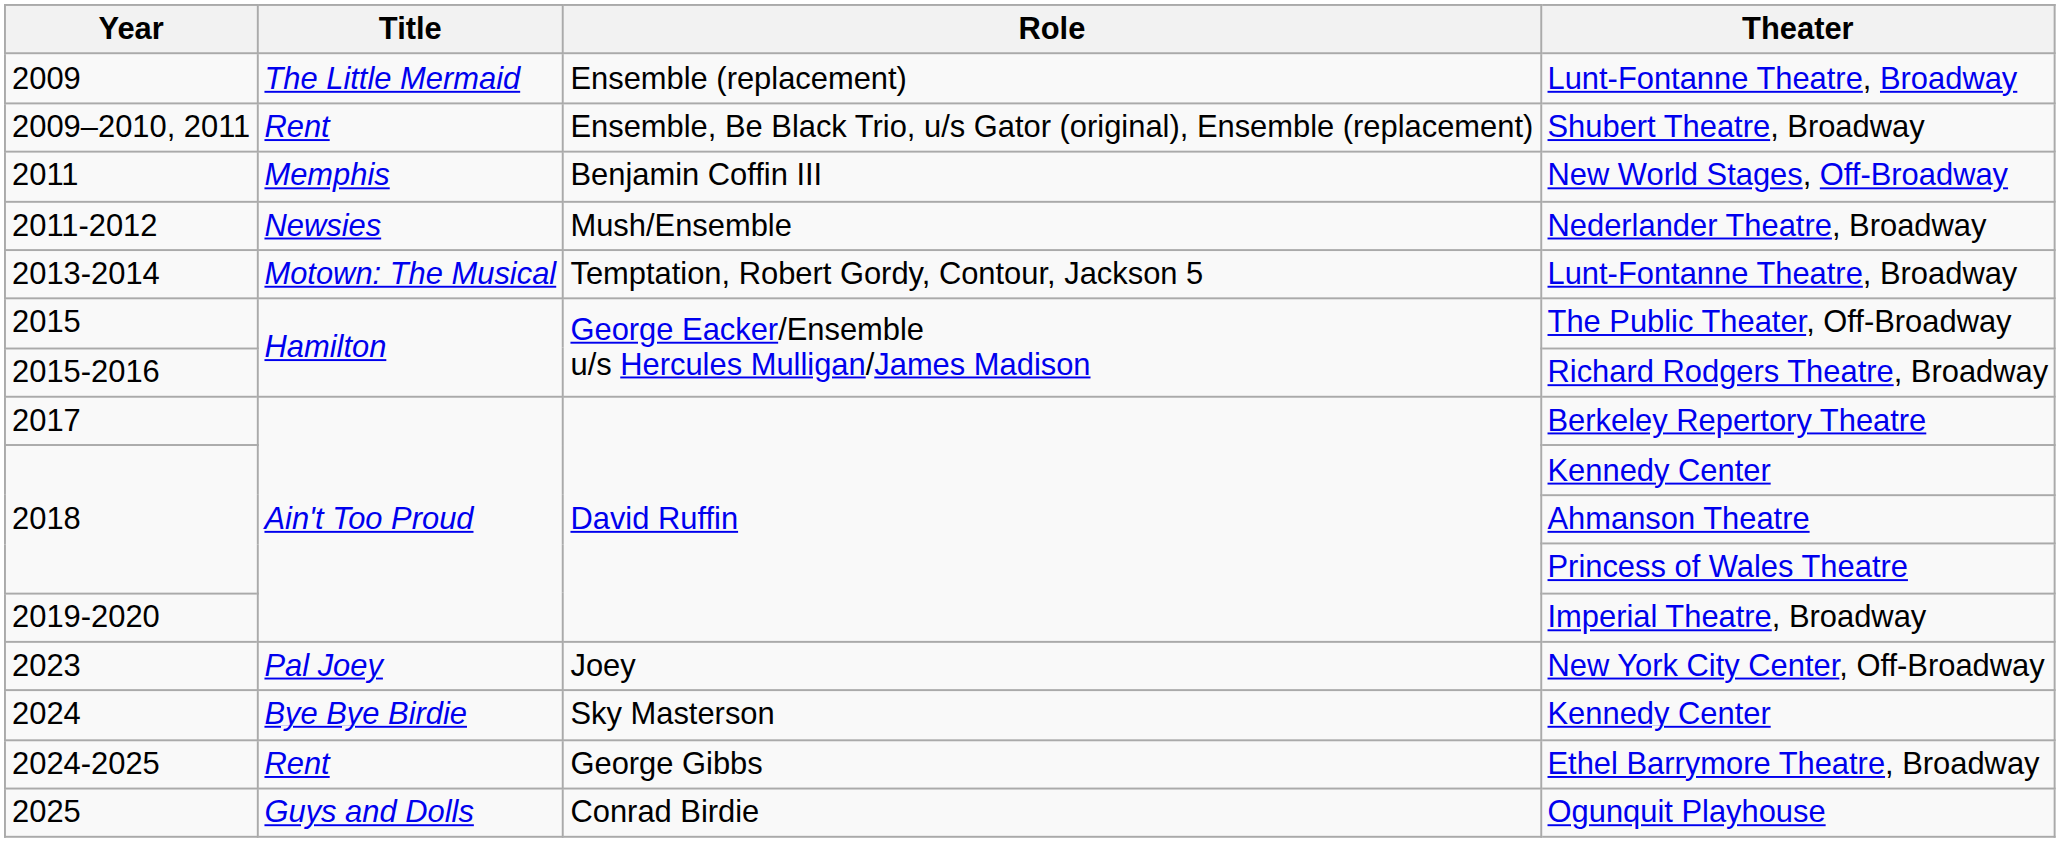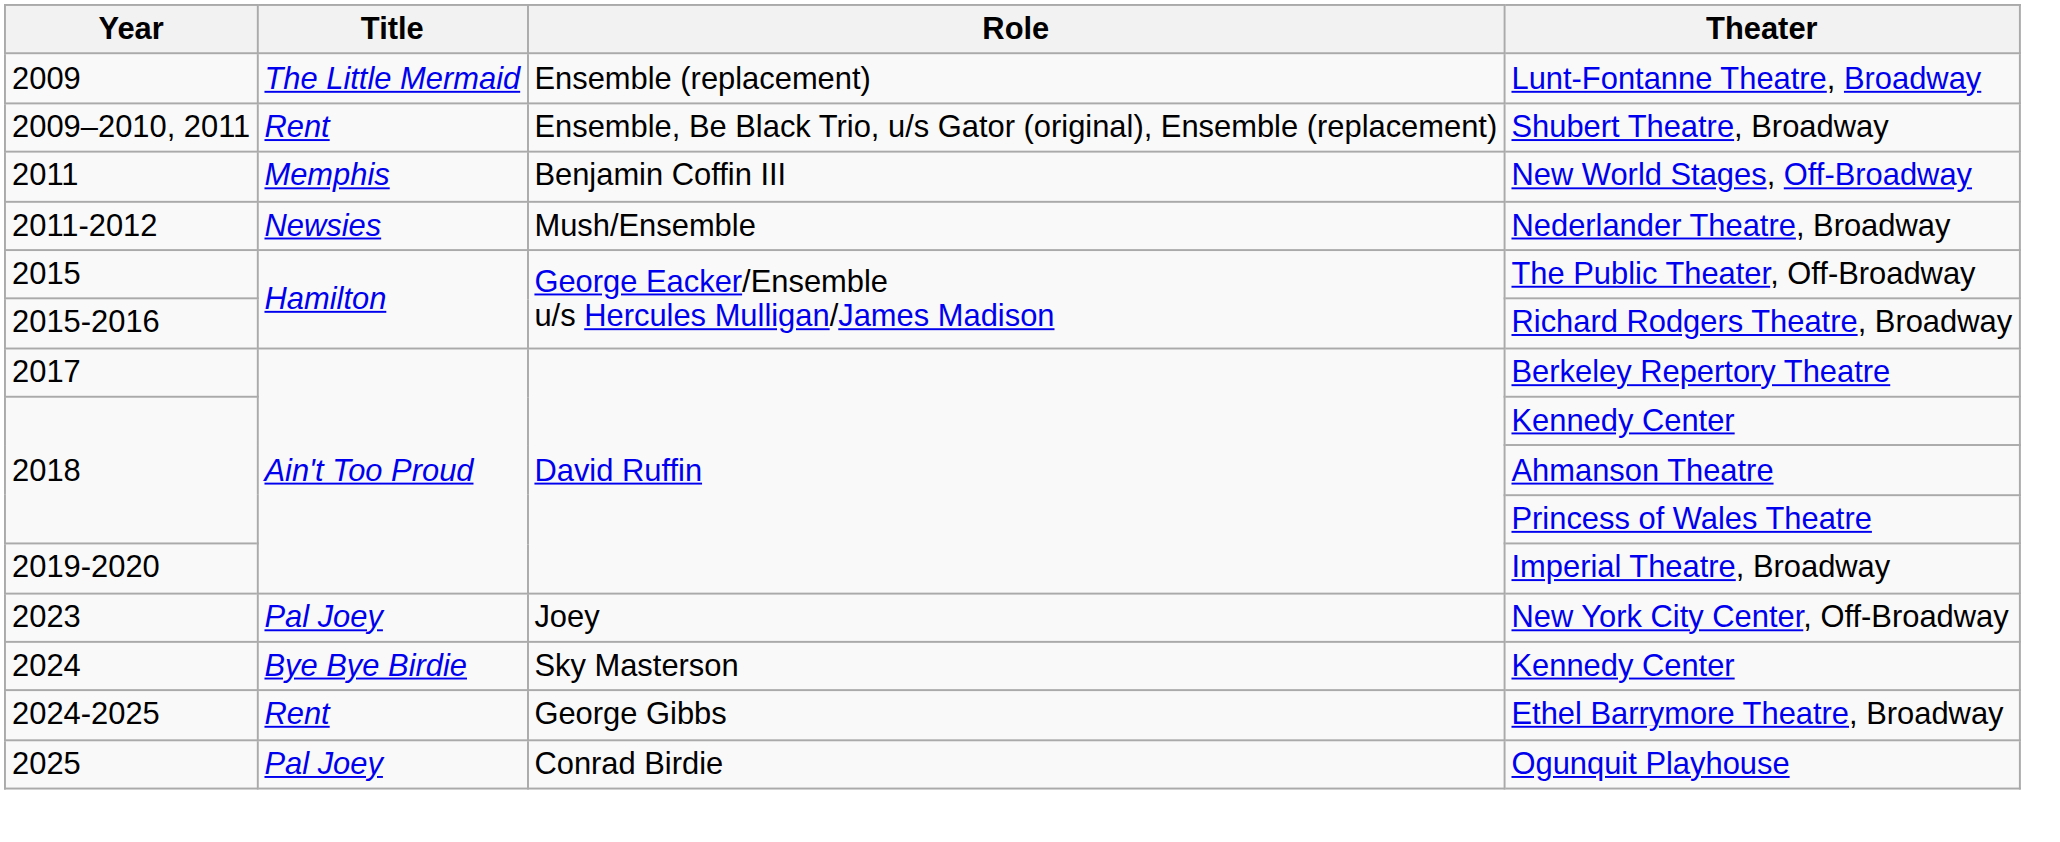- row: (86, 273)
(369, 812) Guys and Dolls -> (324, 763) Pal Joey
